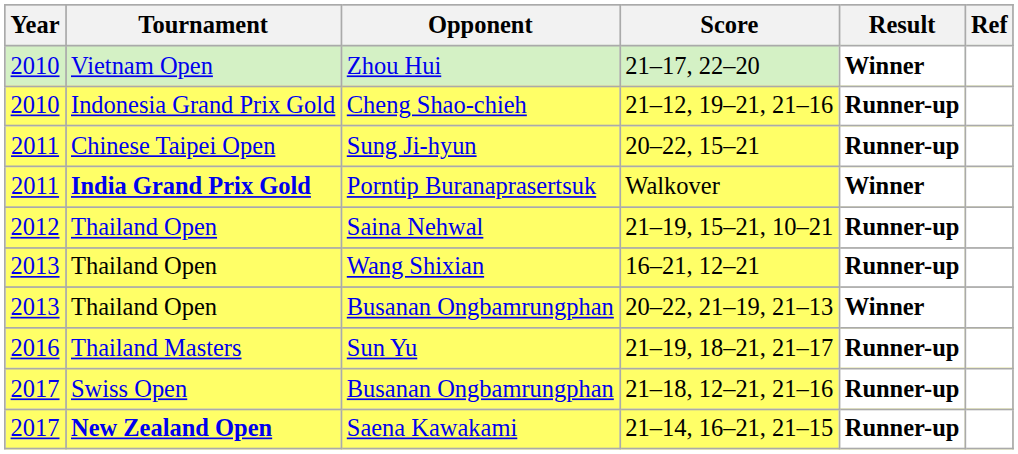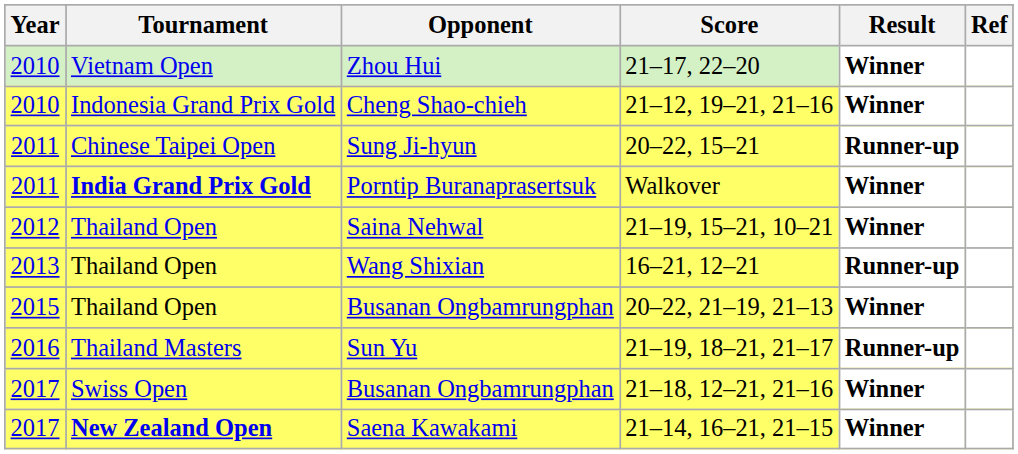(902, 105) Runner-up -> (885, 105) Winner
(902, 226) Runner-up -> (885, 226) Winner
(35, 307) 2013 -> (35, 307) 2015
(902, 388) Runner-up -> (885, 388) Winner
(902, 428) Runner-up -> (885, 428) Winner
